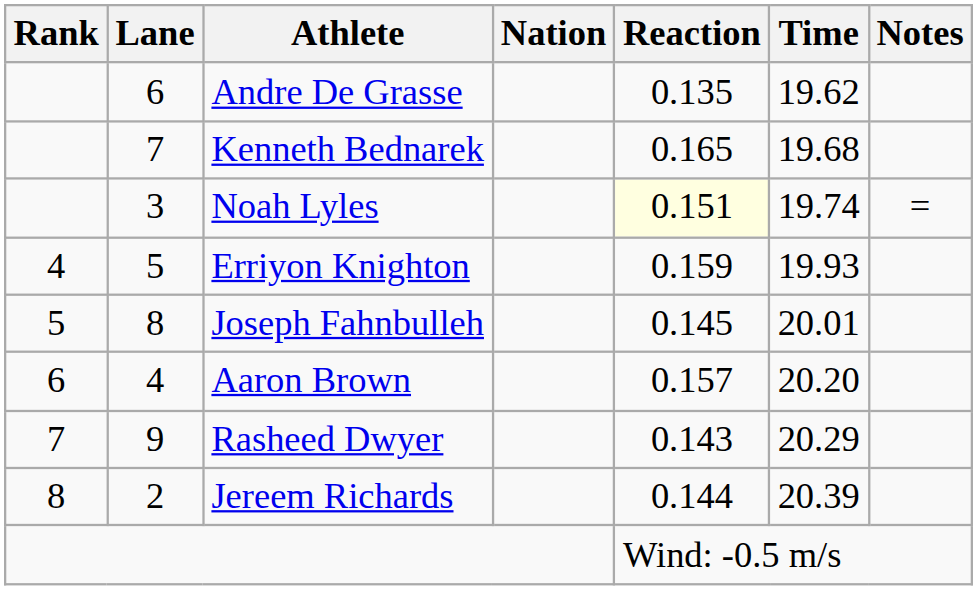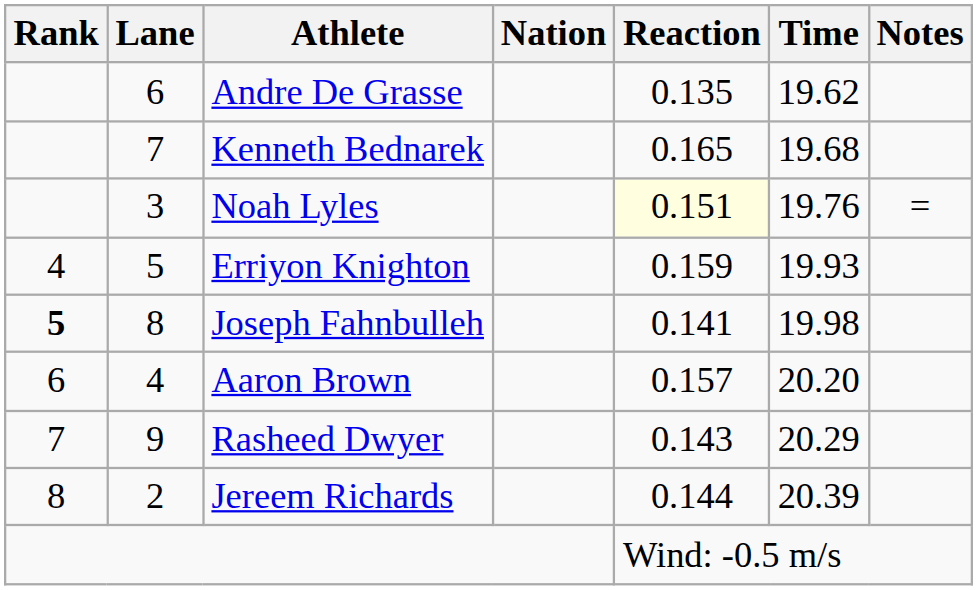(819, 206) 19.74 -> (819, 206) 19.76
(56, 322) normal -> (56, 322) bold
(692, 322) 0.145 -> (692, 322) 0.141
(819, 322) 20.01 -> (819, 322) 19.98
